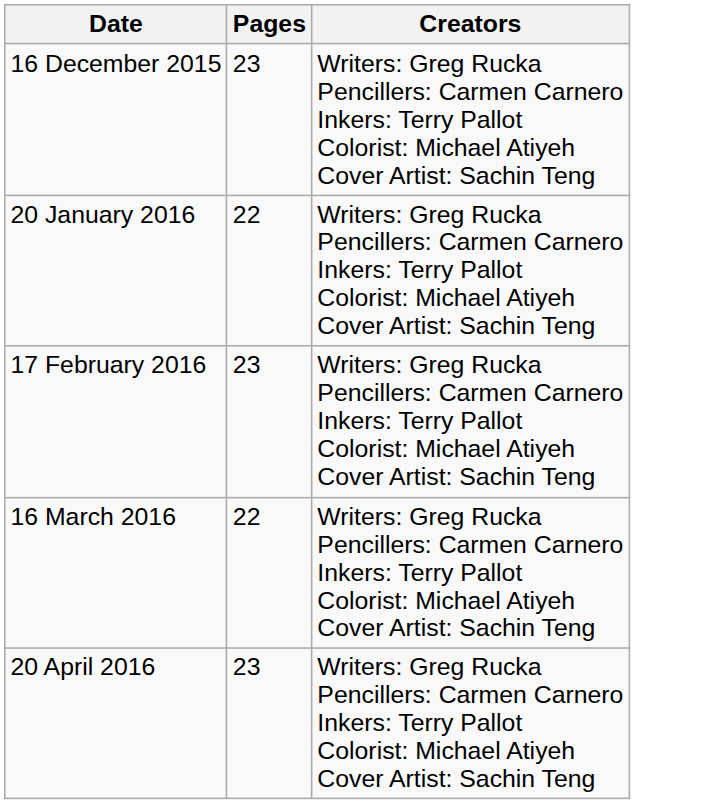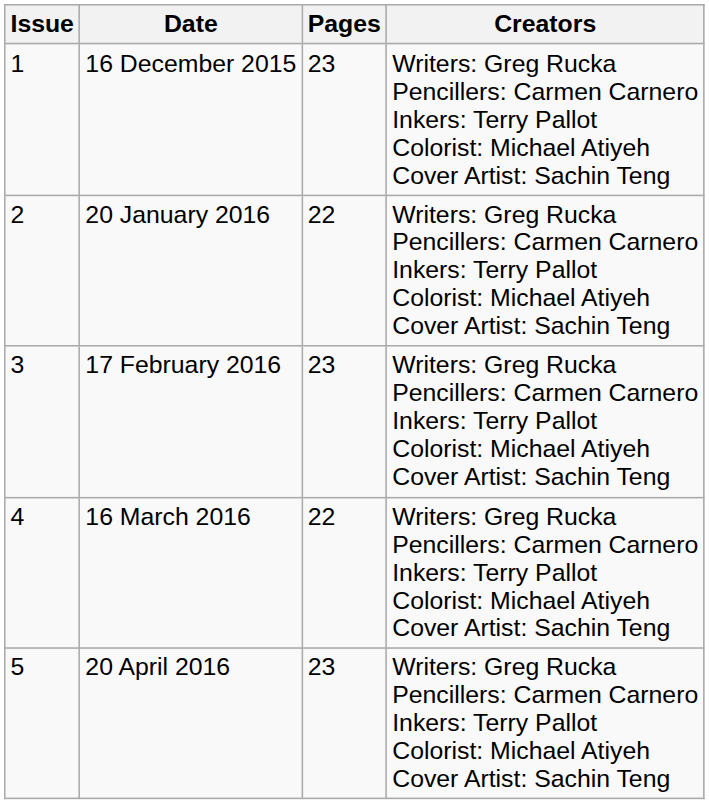+ column: (42, 24)
